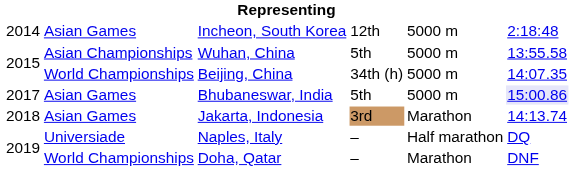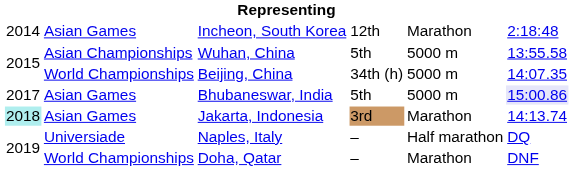(433, 31) 5000 m -> (439, 31) Marathon
(23, 116) no background -> (23, 116) paleturquoise background
